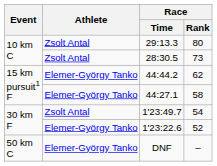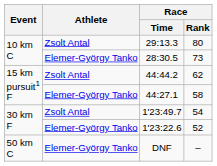(67, 58) Zsolt Antal -> (91, 58) Elemer-György Tanko
(91, 75) Elemer-György Tanko -> (67, 75) Zsolt Antal
